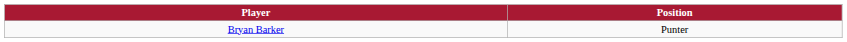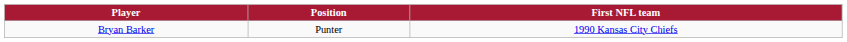+ column: (626, 12)
